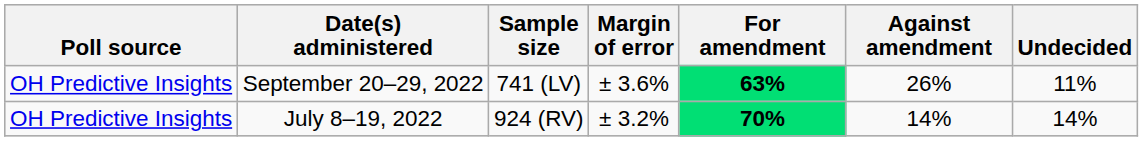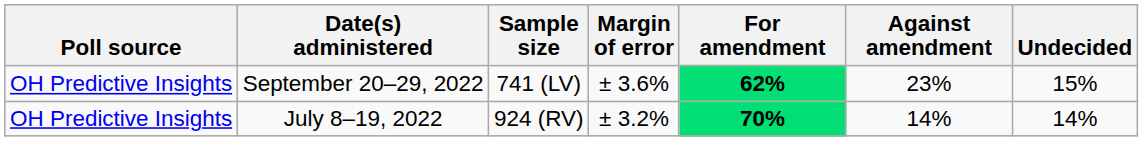(762, 83) 63% -> (762, 83) 62%
(929, 83) 26% -> (929, 83) 23%
(1075, 83) 11% -> (1075, 83) 15%
